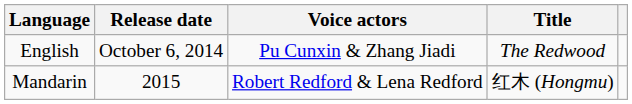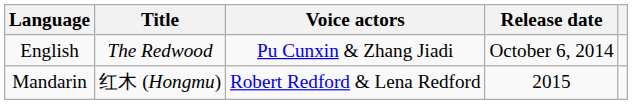columns swapped: (553, 19) <-> (161, 19)
